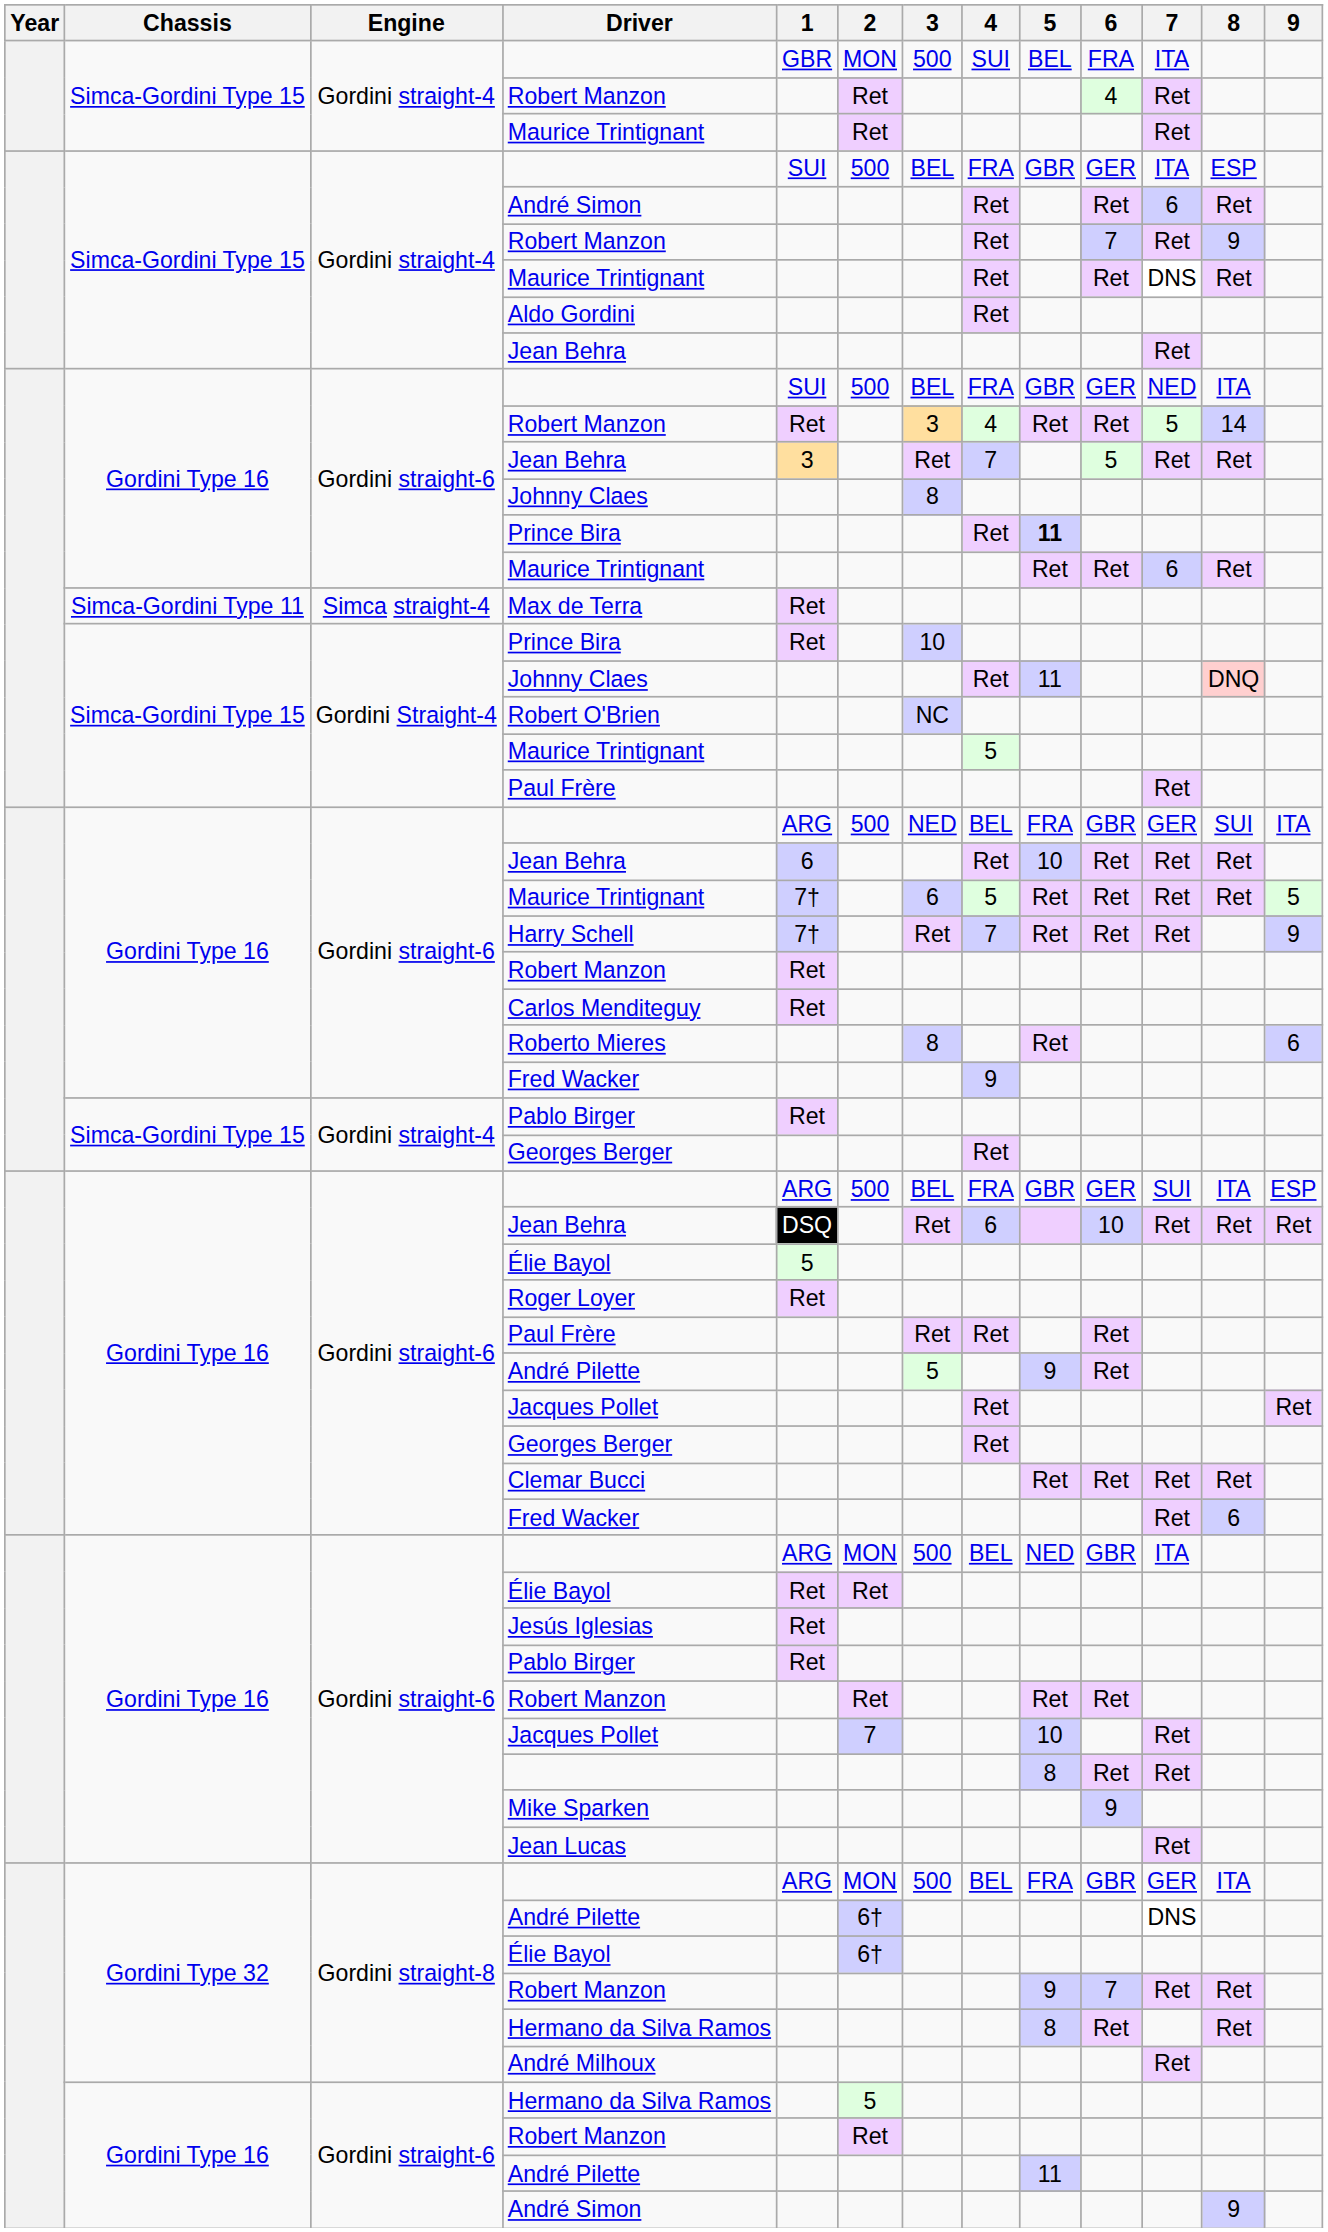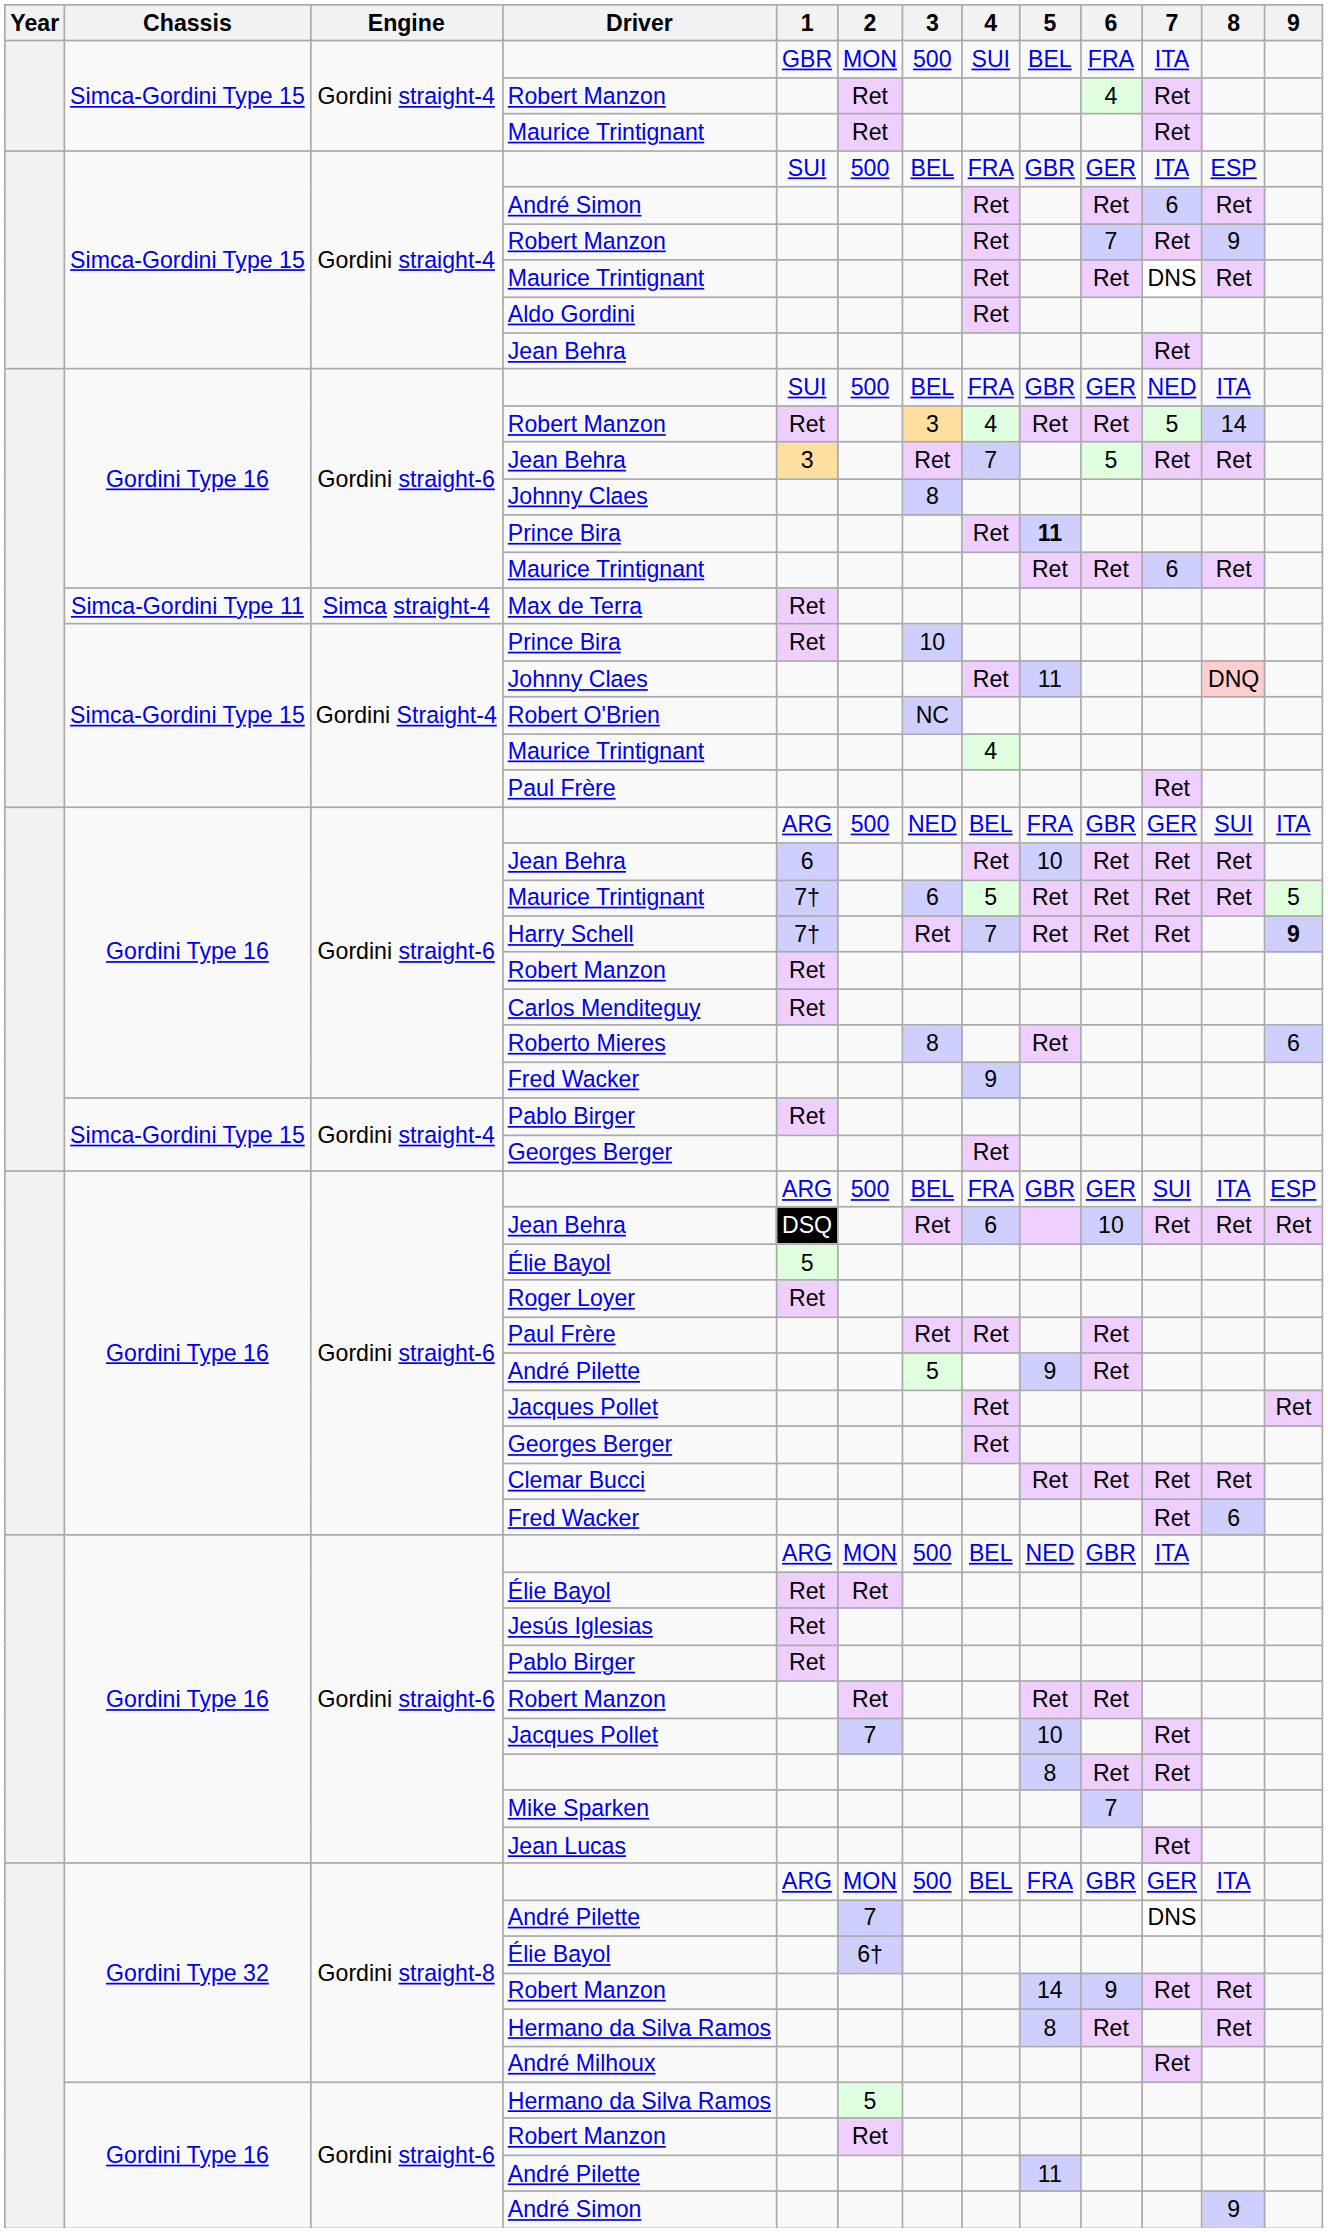(991, 752) 5 -> (991, 752) 4
(1293, 934) normal -> (1293, 934) bold
(1111, 1808) 9 -> (1111, 1808) 7
(870, 1918) 6† -> (870, 1918) 7
(1050, 1991) 9 -> (1050, 1991) 14
(1111, 1991) 7 -> (1111, 1991) 9
